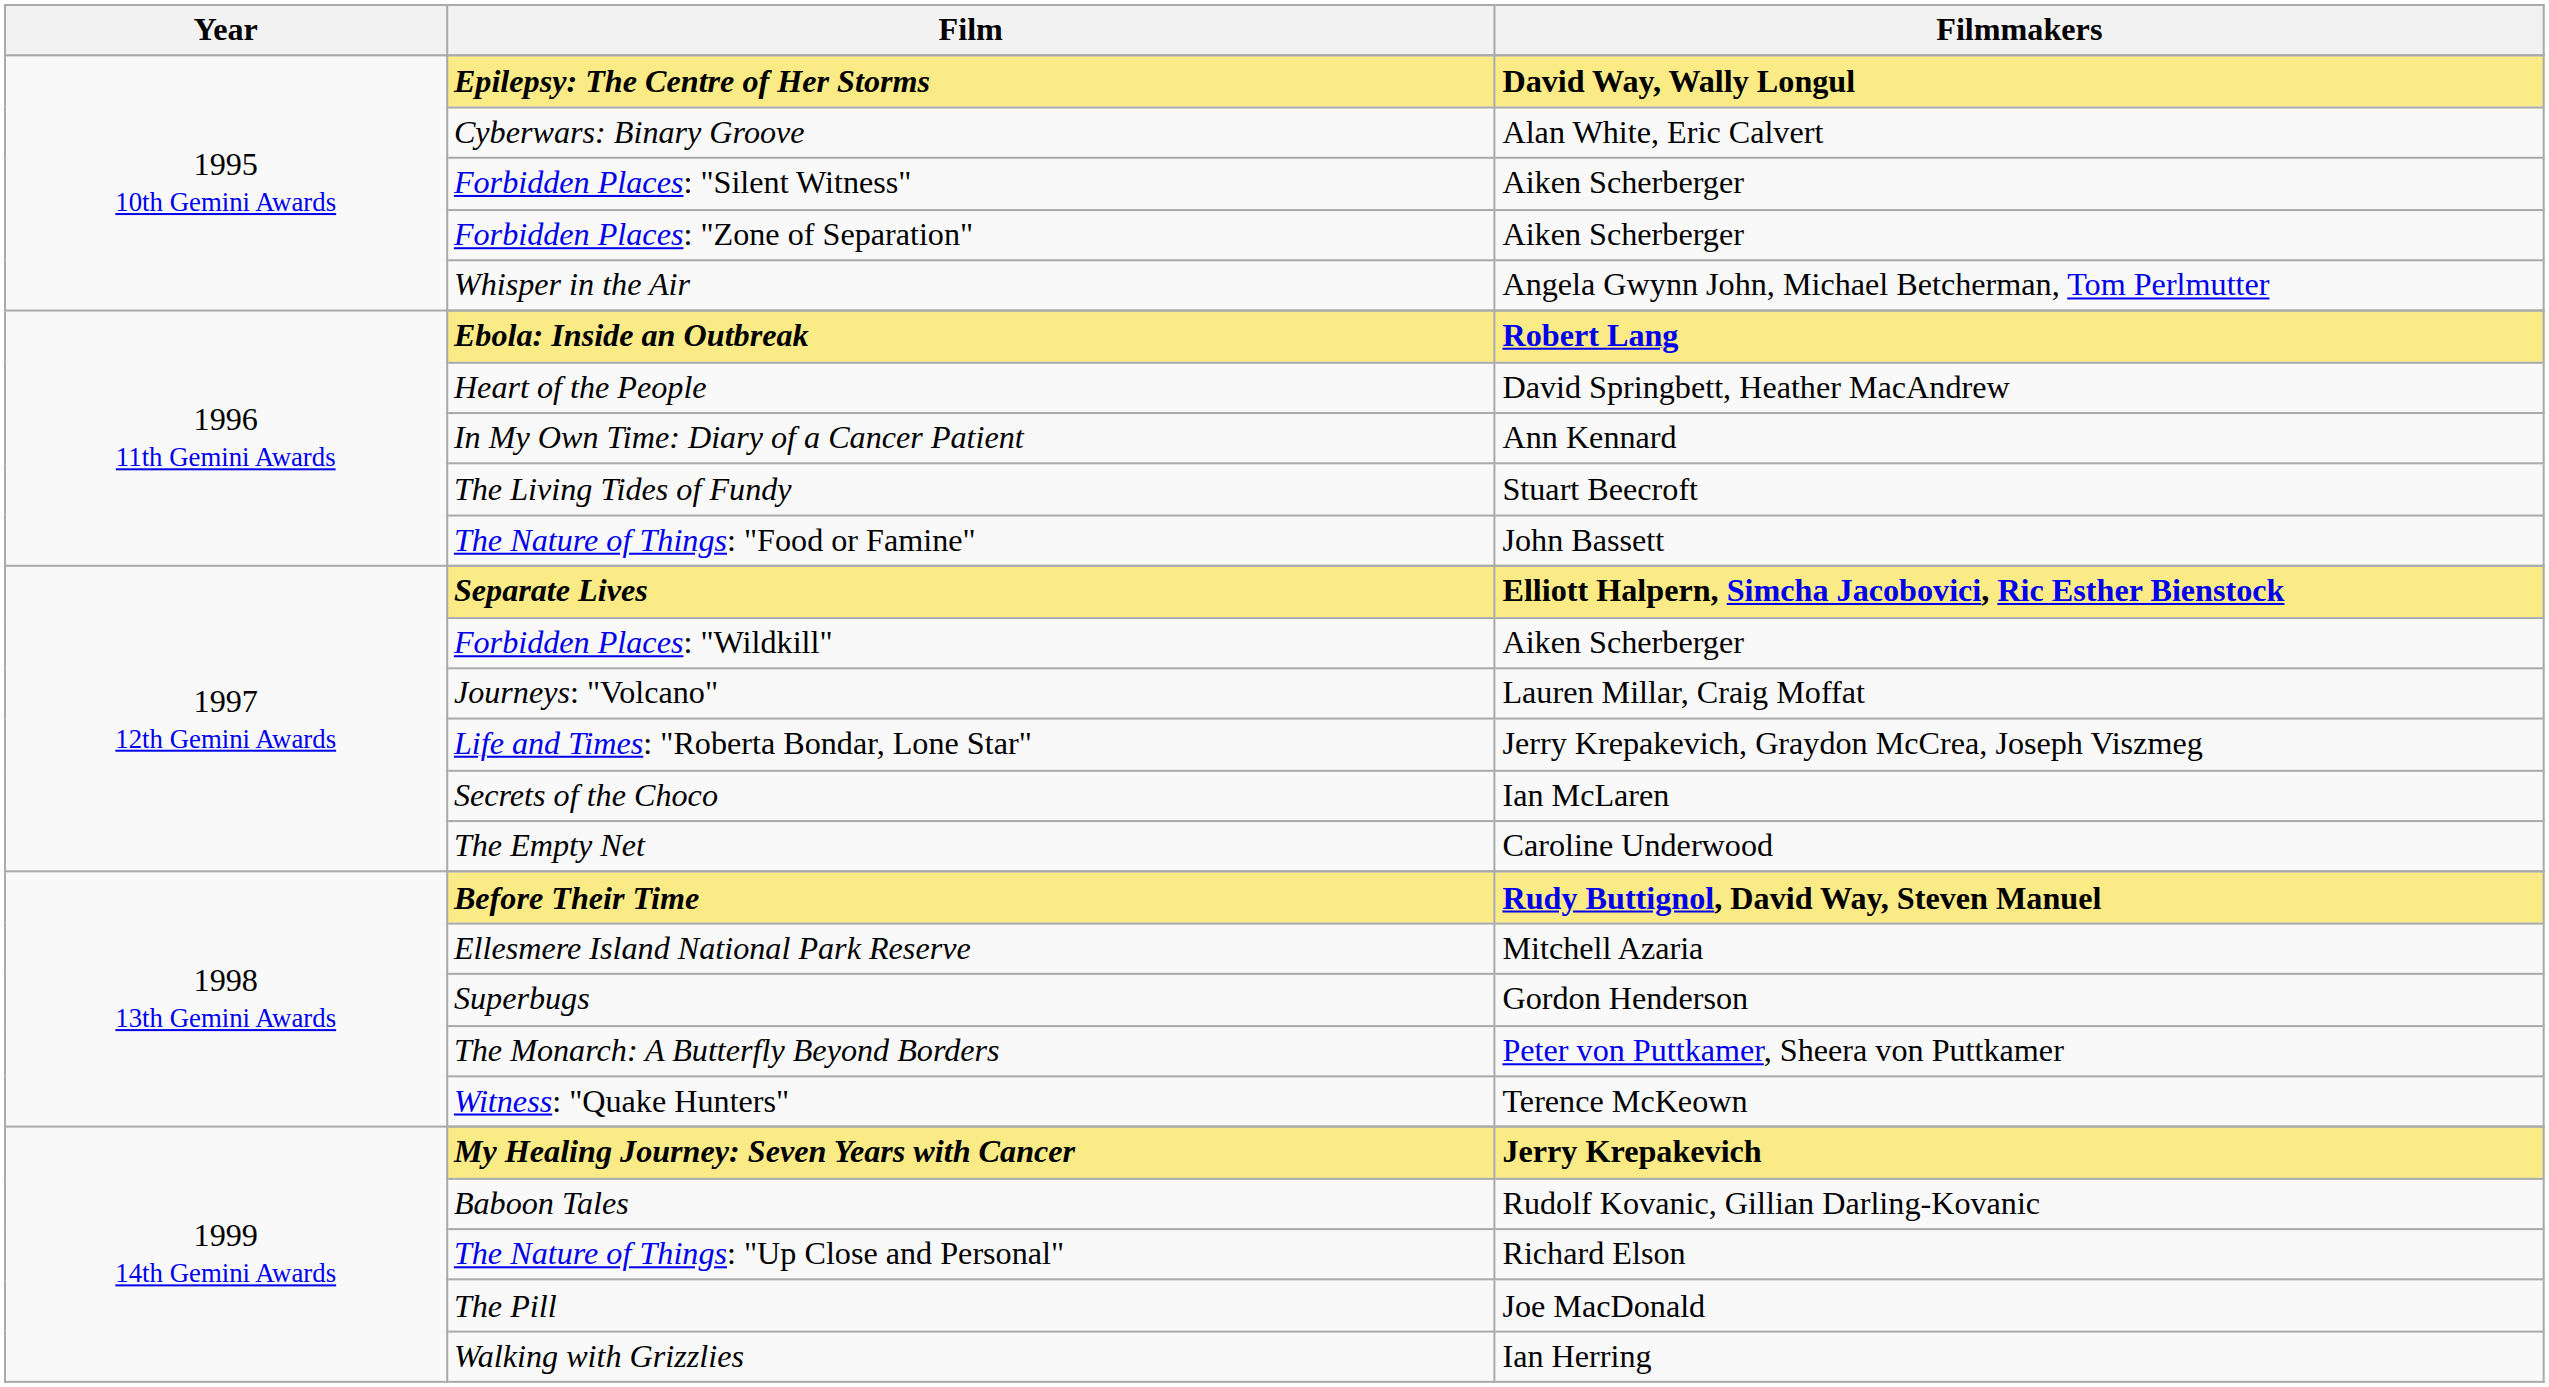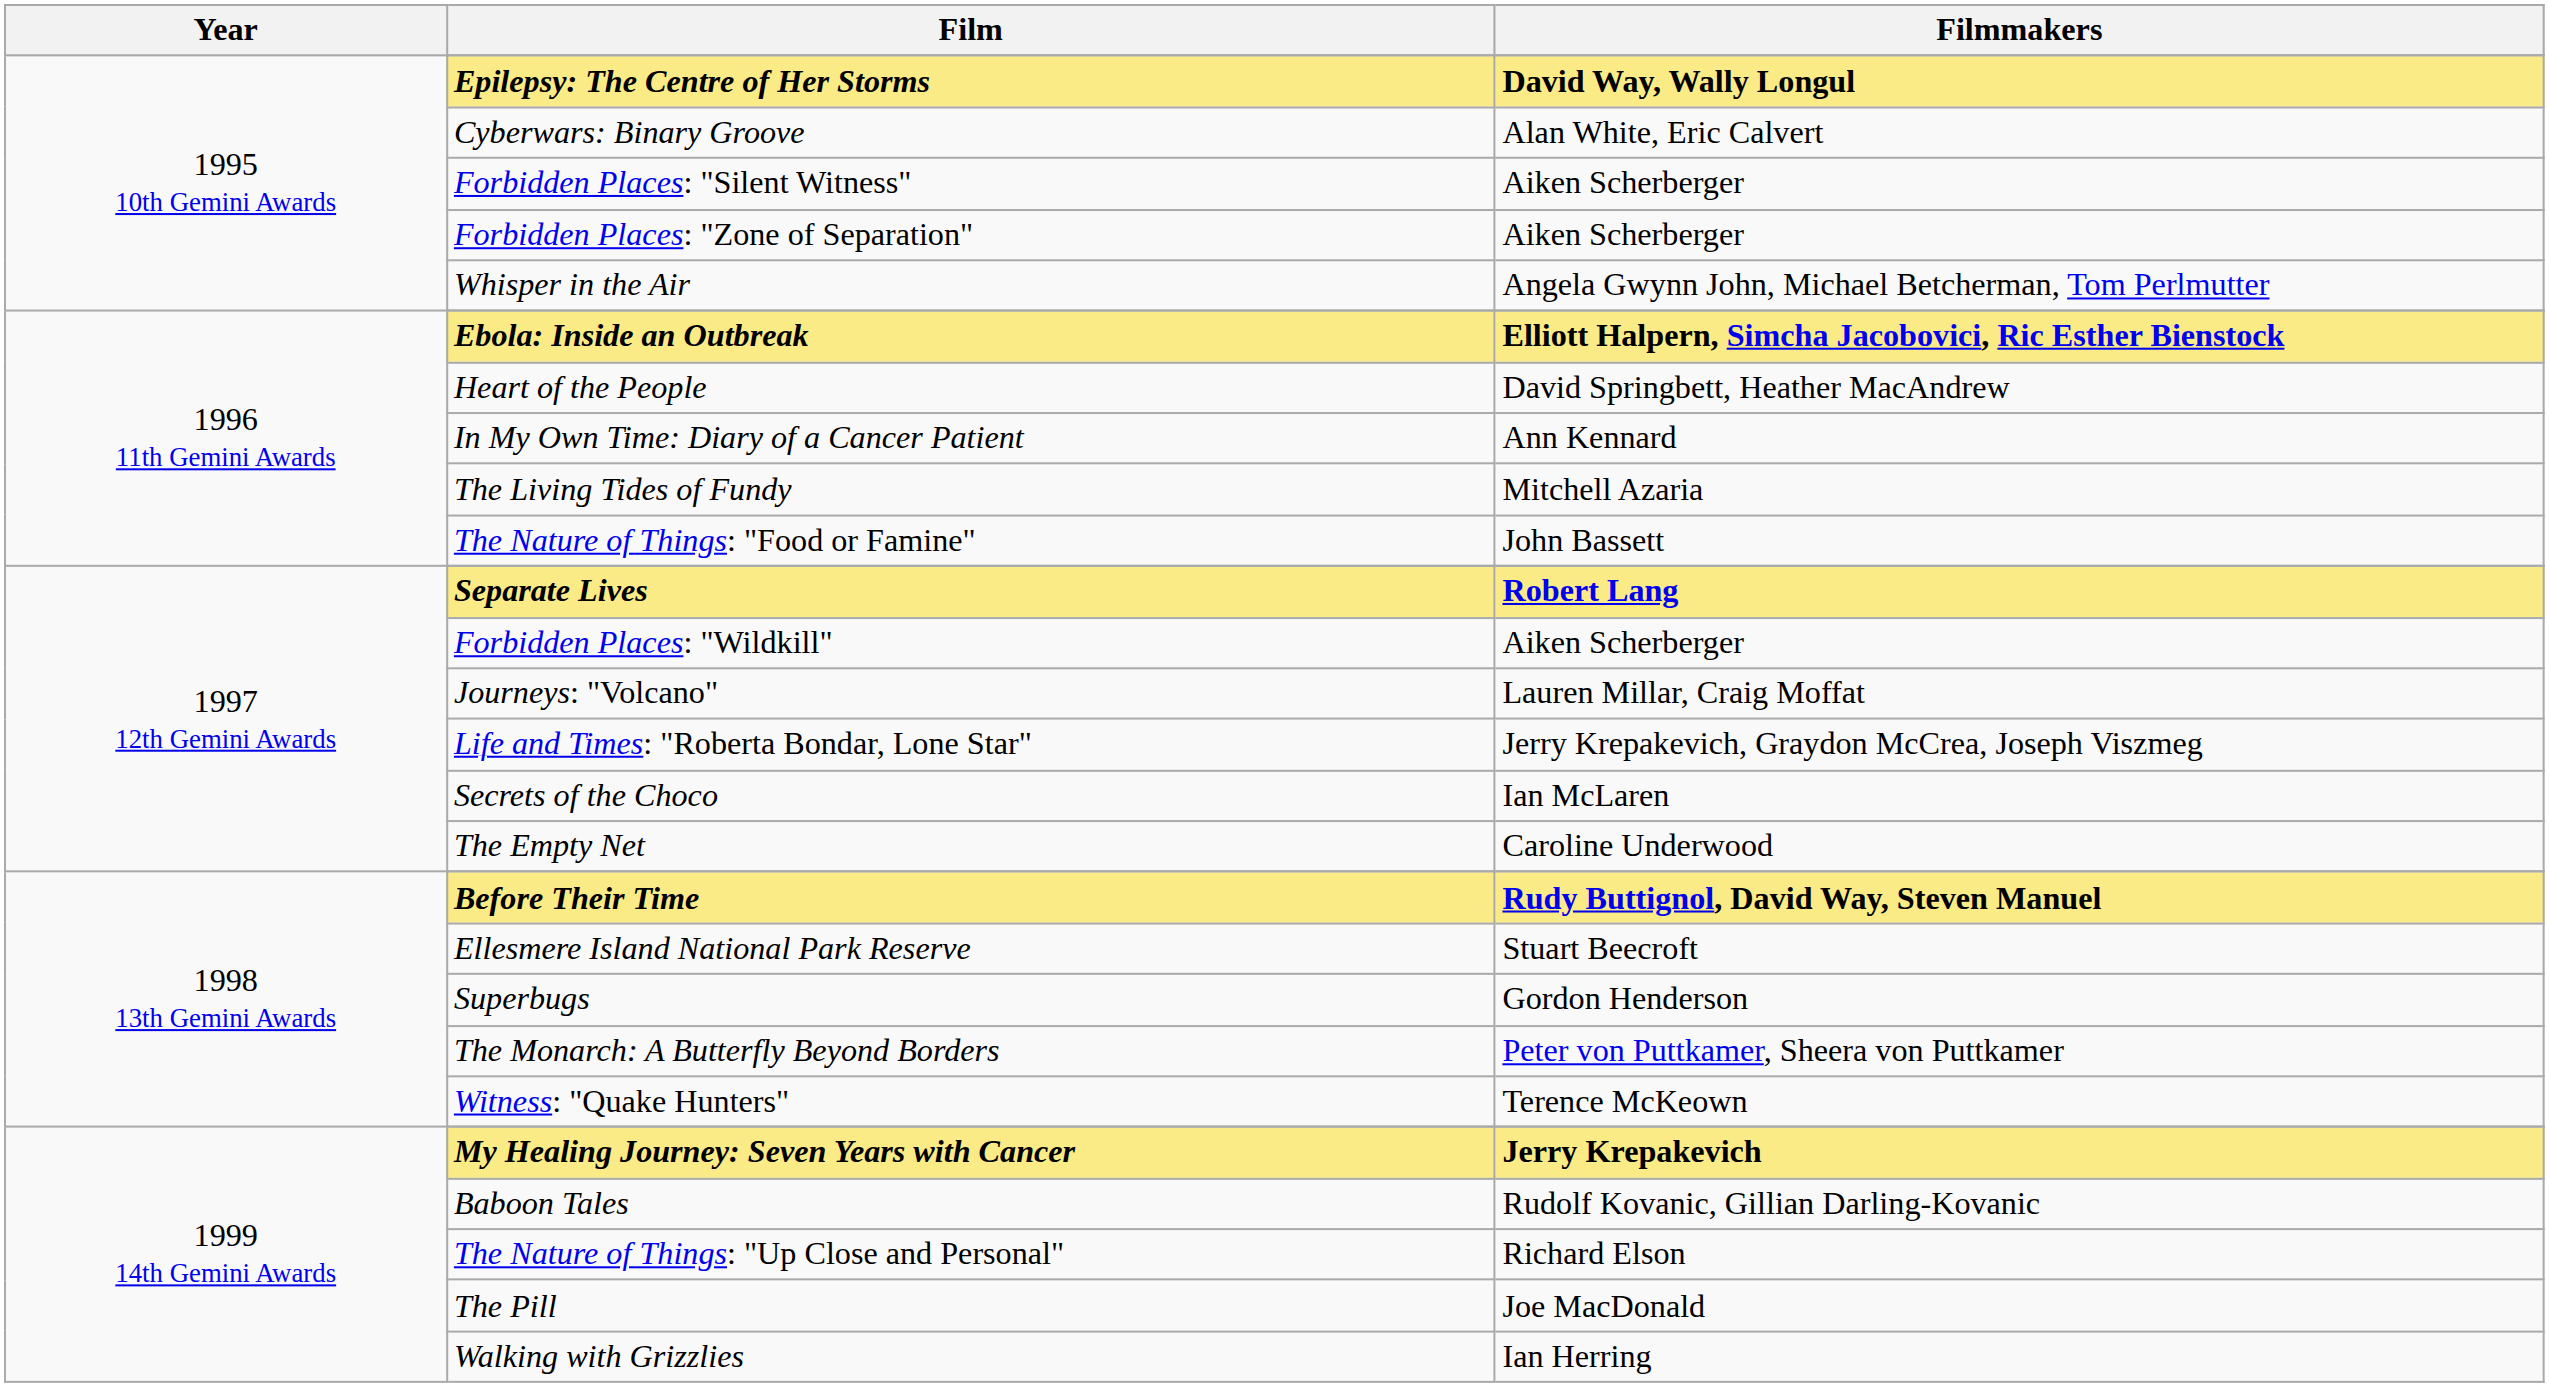(1590, 336) Robert Lang -> (1893, 336) Elliott Halpern, Simcha Jacobovici, Ric Esther Bienstock
(1600, 489) Stuart Beecroft -> (1603, 489) Mitchell Azaria
(1893, 591) Elliott Halpern, Simcha Jacobovici, Ric Esther Bienstock -> (1590, 591) Robert Lang
(1603, 948) Mitchell Azaria -> (1600, 948) Stuart Beecroft
